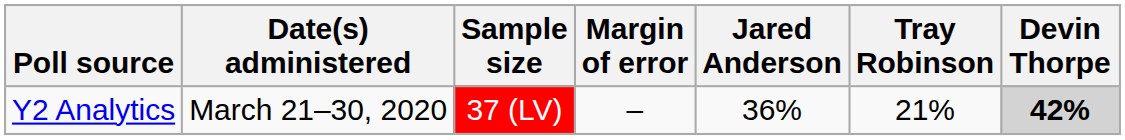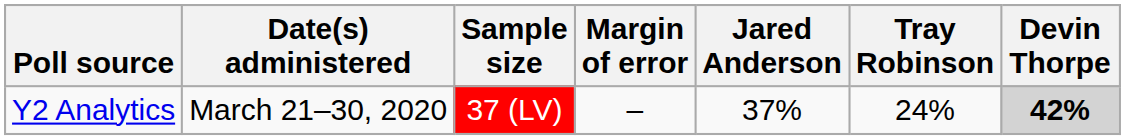(772, 110) 36% -> (772, 110) 37%
(925, 110) 21% -> (925, 110) 24%
